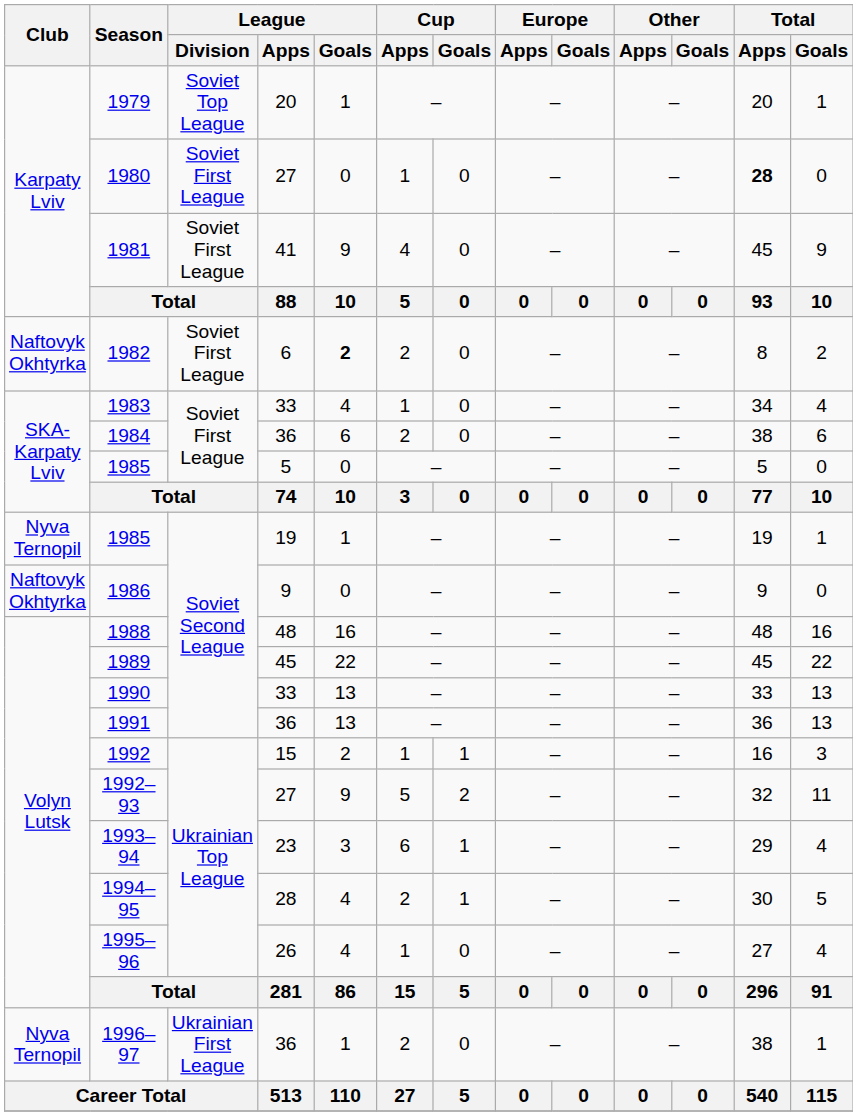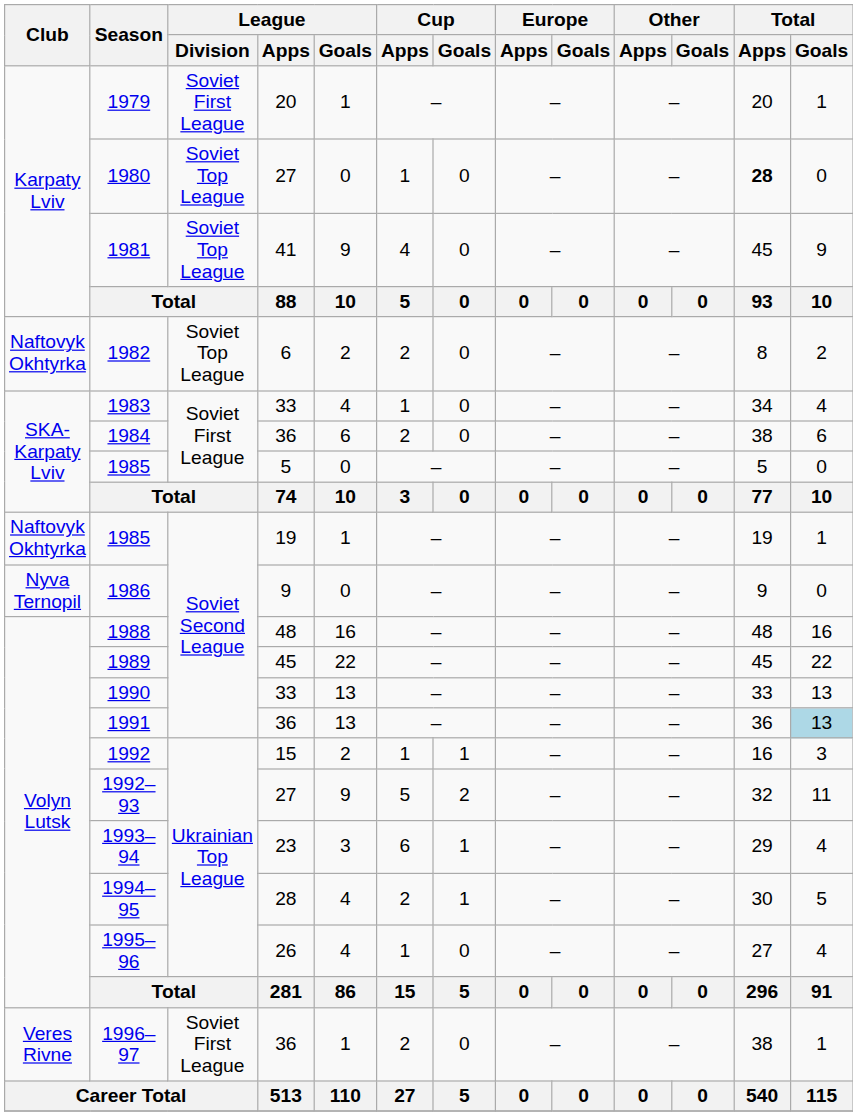(212, 102) Soviet Top League -> (212, 102) Soviet First League
(212, 175) Soviet First League -> (212, 175) Soviet Top League
(212, 249) Soviet First League -> (212, 249) Soviet Top League
(212, 353) Soviet First League -> (212, 353) Soviet Top League
(345, 353) bold -> (345, 353) normal
(47, 538) Nyva Ternopil -> (47, 538) Naftovyk Okhtyrka
(47, 590) Naftovyk Okhtyrka -> (47, 590) Nyva Ternopil
(822, 722) no background -> (822, 722) lightblue background
(47, 1044) Nyva Ternopil -> (47, 1044) Veres Rivne
(212, 1044) Ukrainian First League -> (212, 1044) Soviet First League
